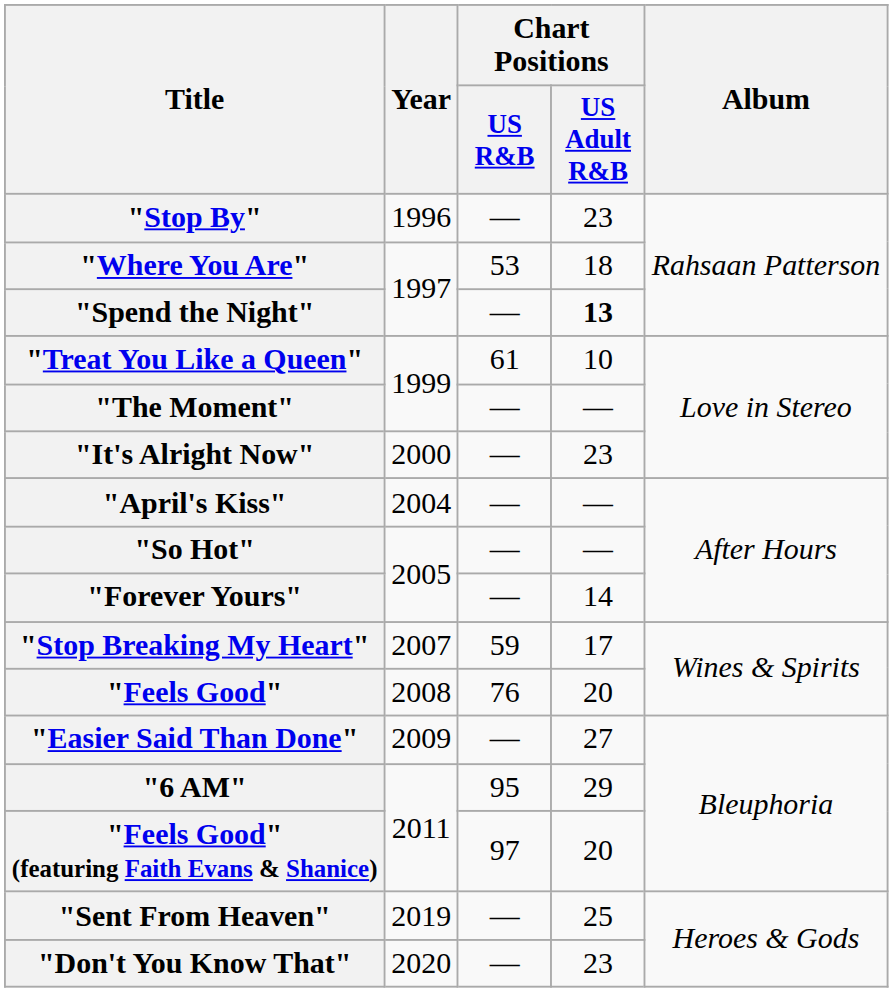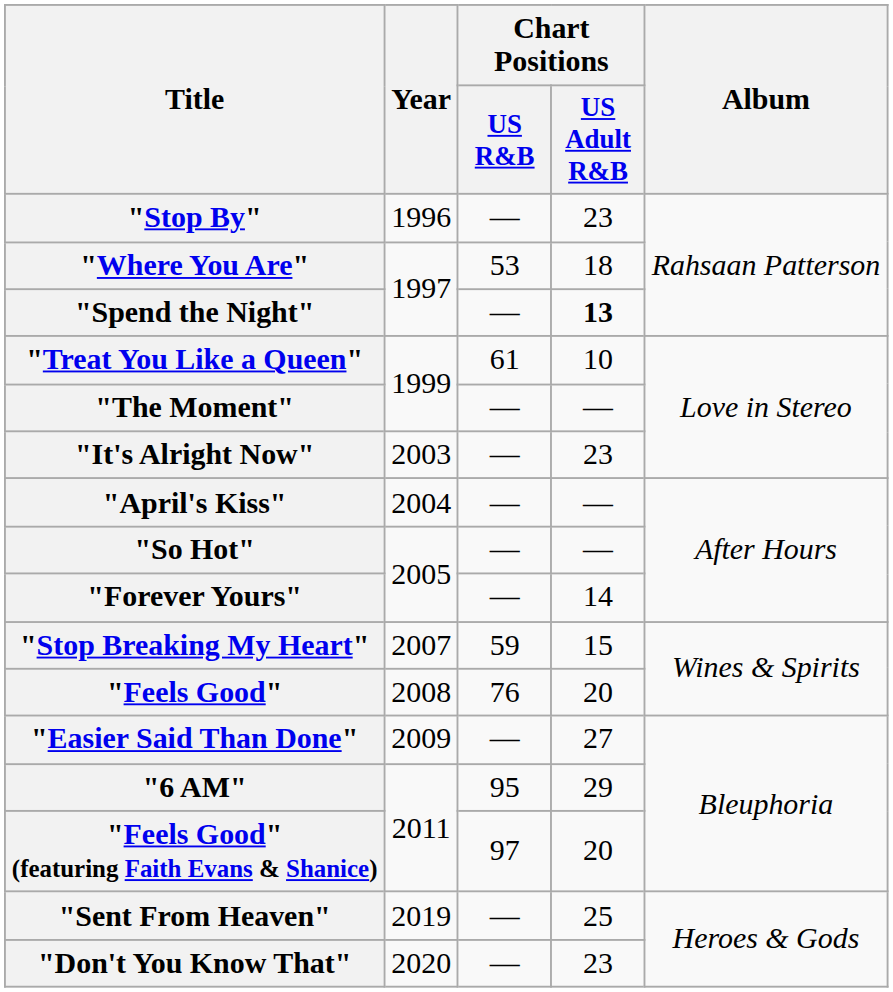(421, 454) 2000 -> (421, 454) 2003
(598, 644) 17 -> (598, 644) 15
